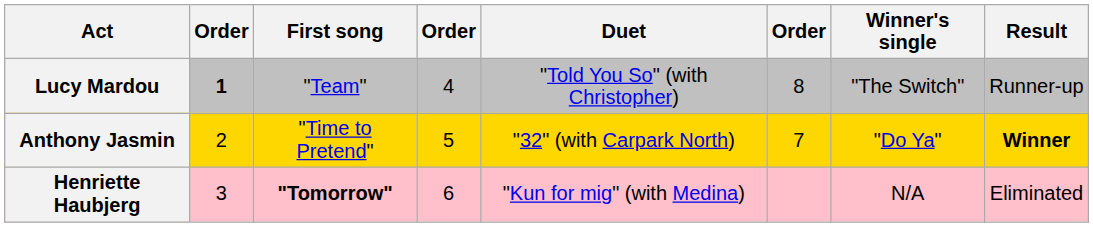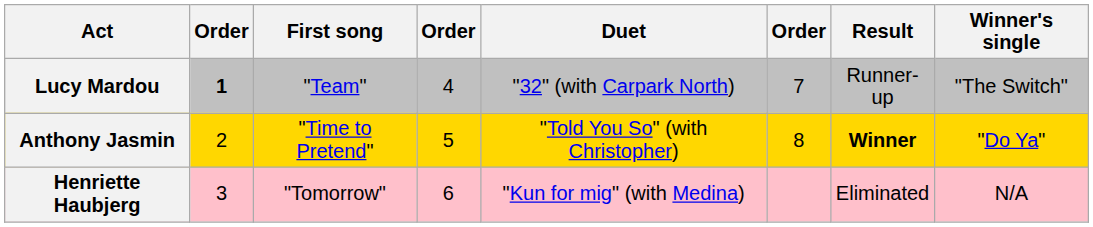columns swapped: (908, 31) <-> (1036, 31)
(624, 85) "Told You So" (with Christopher) -> (624, 85) "32" (with Carpark North)
(799, 85) 8 -> (799, 85) 7
(624, 140) "32" (with Carpark North) -> (624, 140) "Told You So" (with Christopher)
(799, 140) 7 -> (799, 140) 8
(335, 194) bold -> (335, 194) normal
